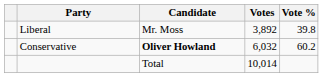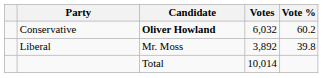rows swapped: (48, 47) <-> (35, 30)
